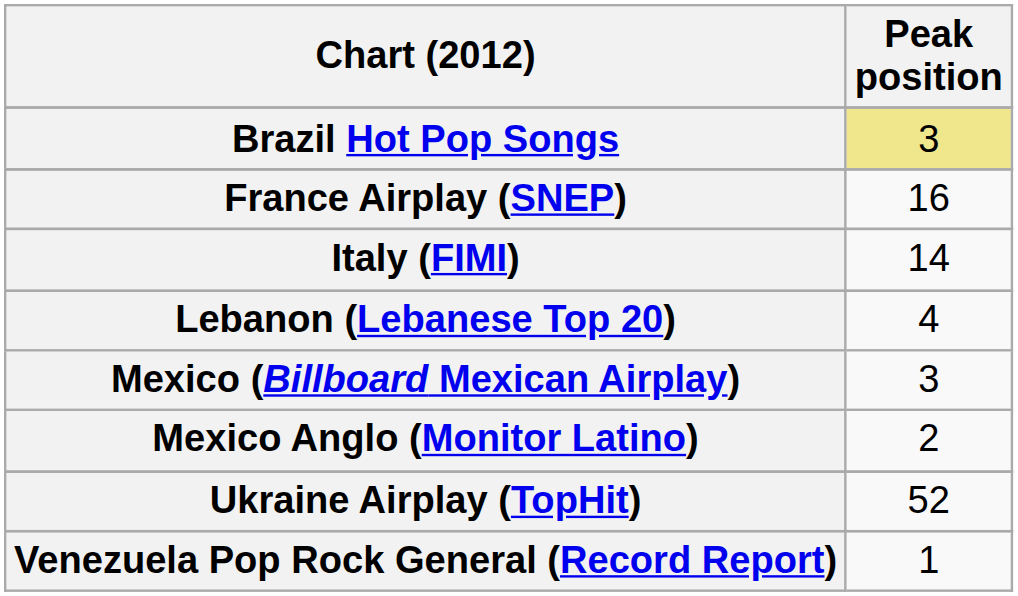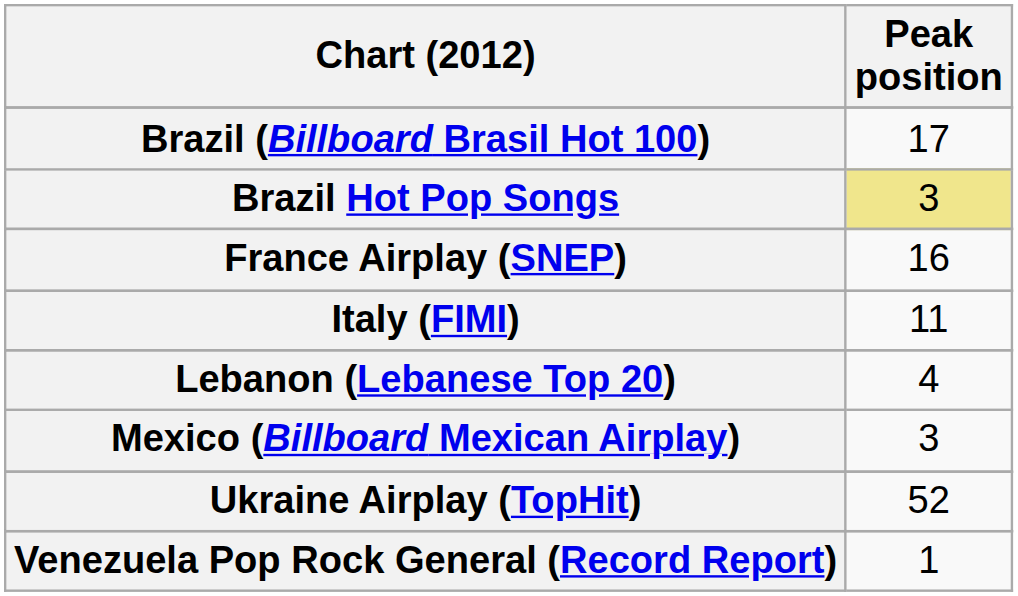+ row: (426, 137)
(929, 258) 14 -> (929, 319) 11
- row: (426, 439)
